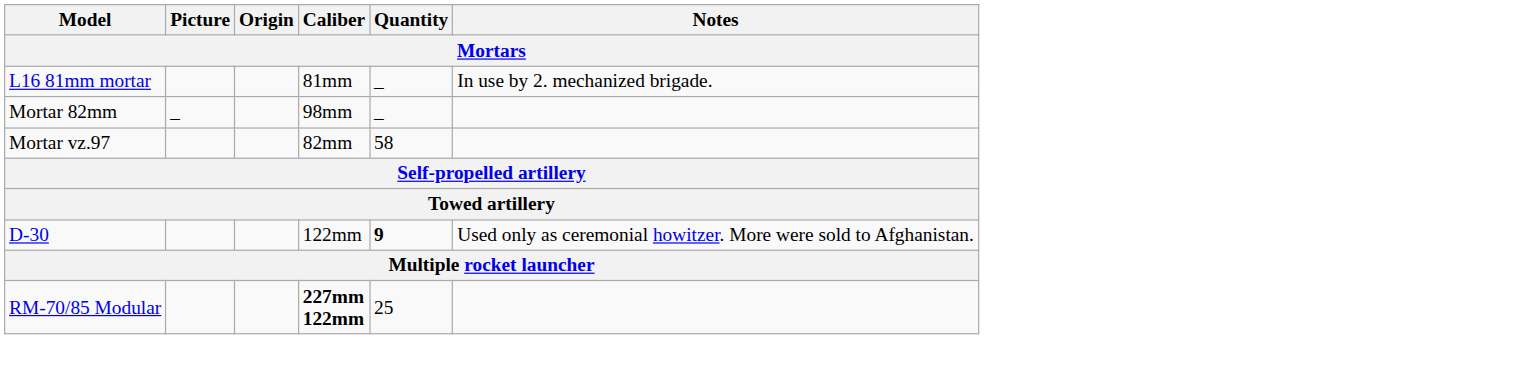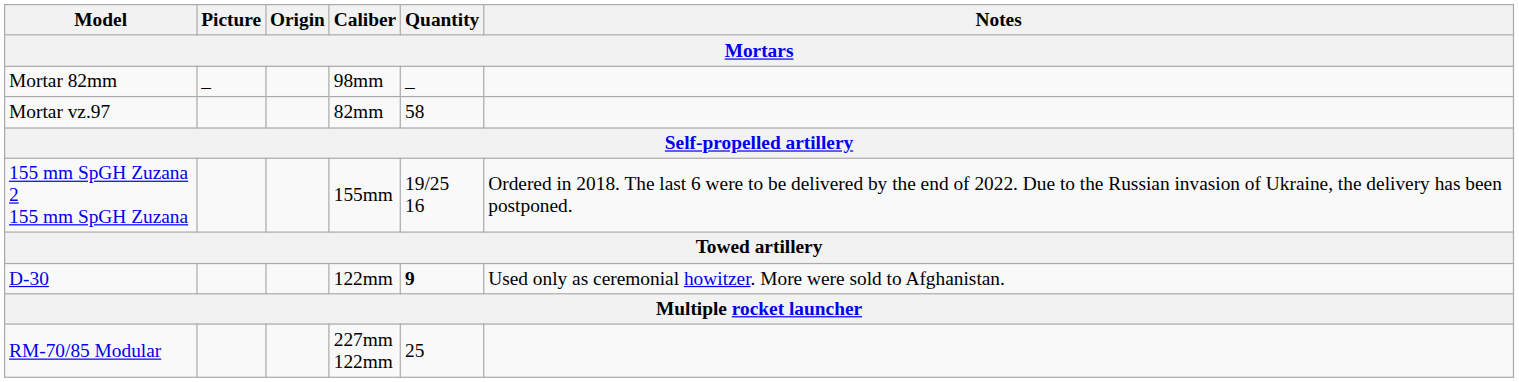- row: (80, 81)
+ row: (99, 195)
(333, 307) bold -> (363, 350) normal
